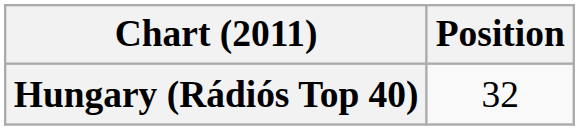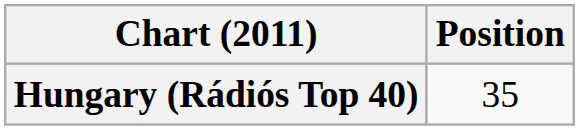(500, 93) 32 -> (500, 93) 35
